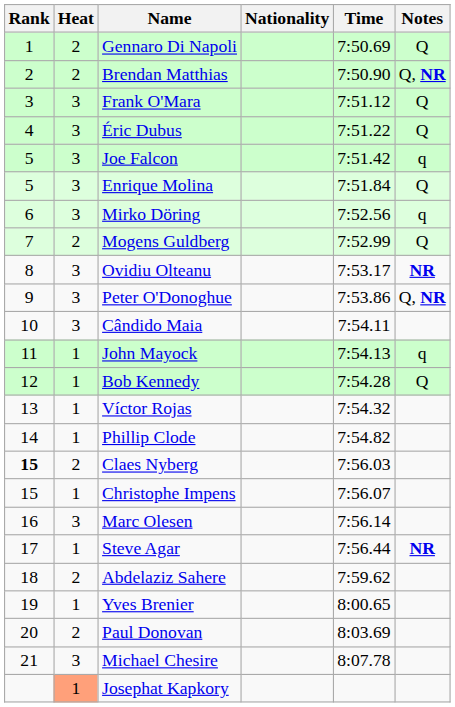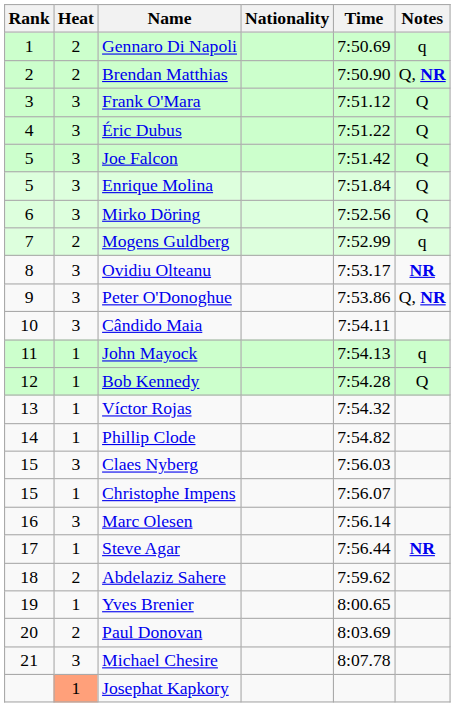(422, 46) Q -> (422, 46) q
(422, 158) q -> (422, 158) Q
(422, 213) q -> (422, 213) Q
(422, 241) Q -> (422, 241) q
(29, 465) bold -> (29, 465) normal
(76, 465) 2 -> (76, 465) 3
